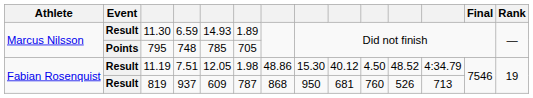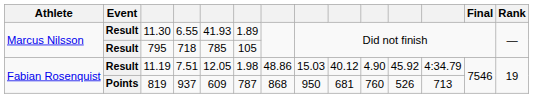(187, 31) 6.59 -> (187, 31) 6.55
(217, 31) 14.93 -> (217, 31) 41.93
(122, 49) Points -> (122, 49) Result
(187, 49) 748 -> (187, 49) 718
(247, 49) 705 -> (247, 49) 105
(311, 67) 15.30 -> (311, 67) 15.03
(375, 67) 4.50 -> (375, 67) 4.90
(405, 67) 48.52 -> (405, 67) 45.92
(122, 85) Result -> (122, 85) Points
